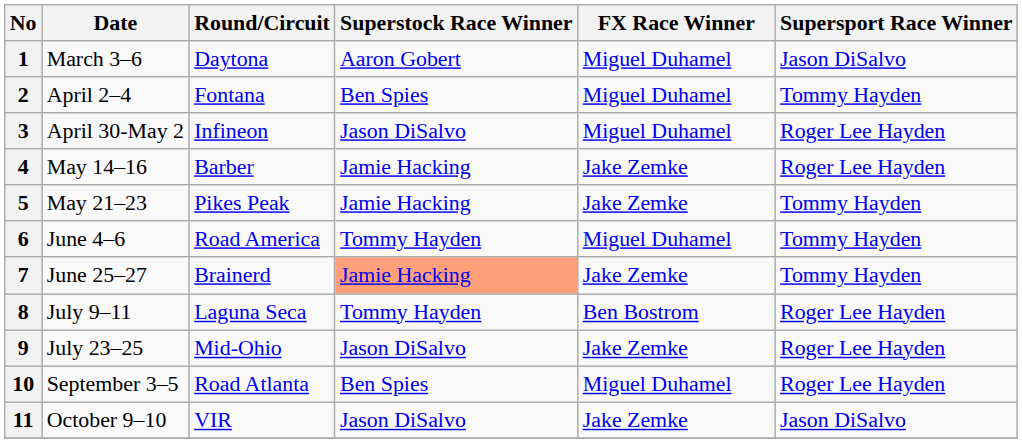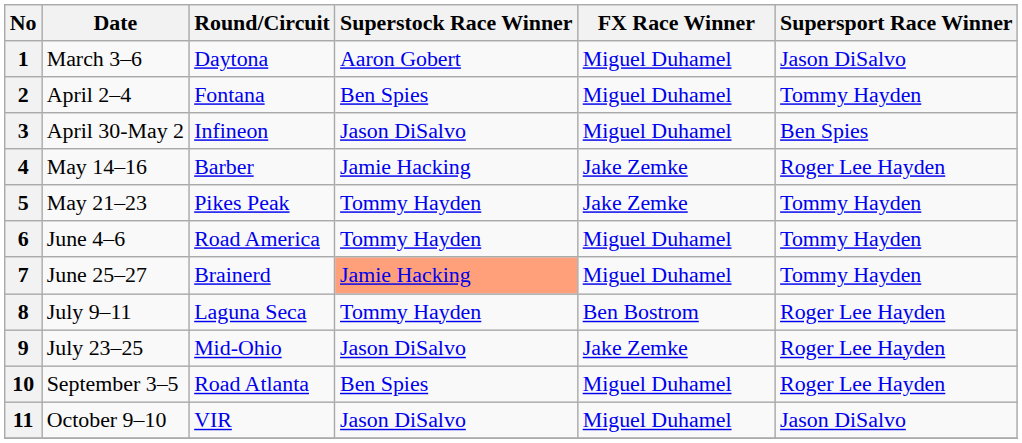(863, 131) Roger Lee Hayden -> (824, 131) Ben Spies
(405, 203) Jamie Hacking -> (411, 203) Tommy Hayden
(635, 275) Jake Zemke -> (657, 275) Miguel Duhamel
(635, 419) Jake Zemke -> (657, 419) Miguel Duhamel
